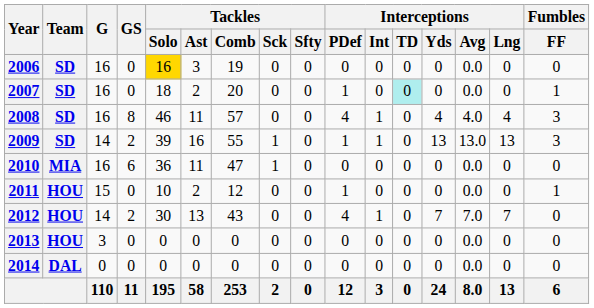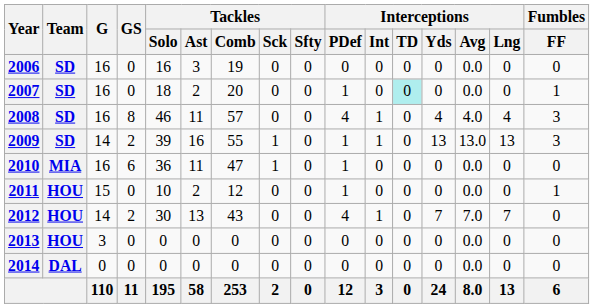(163, 66) gold background -> (163, 66) no background
(345, 166) 0 -> (345, 166) 1
